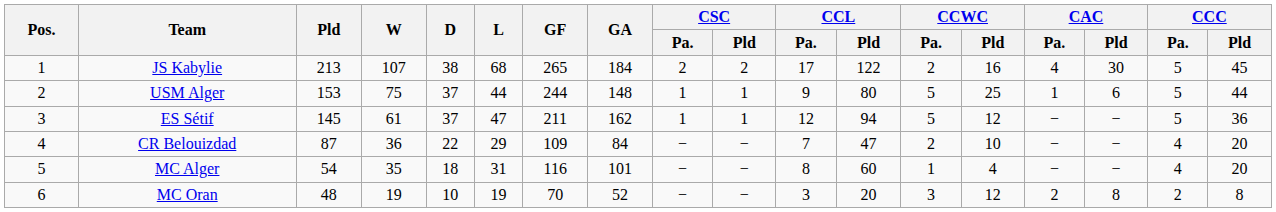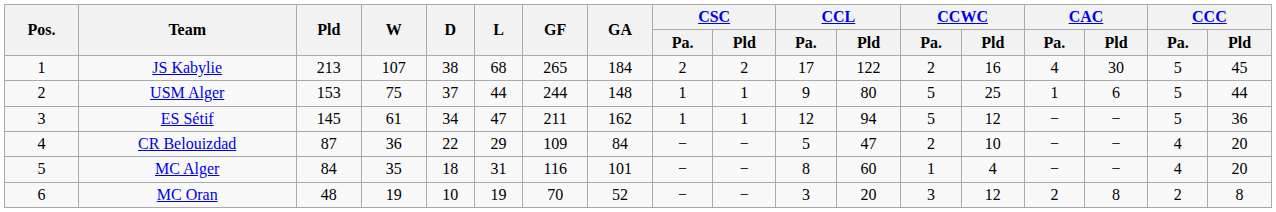(450, 118) 37 -> (450, 118) 34
(806, 144) 7 -> (806, 144) 5
(329, 169) 54 -> (329, 169) 84
